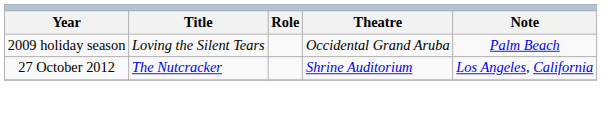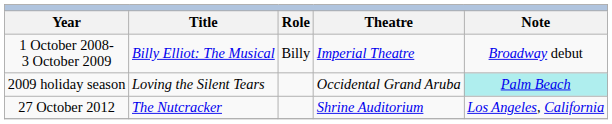+ row: (67, 53)
(525, 45) no background -> (536, 84) paleturquoise background
